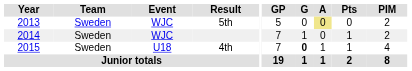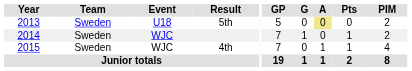(162, 23) WJC -> (162, 23) U18
(162, 48) U18 -> (162, 48) WJC
(304, 48) bold -> (304, 48) normal
